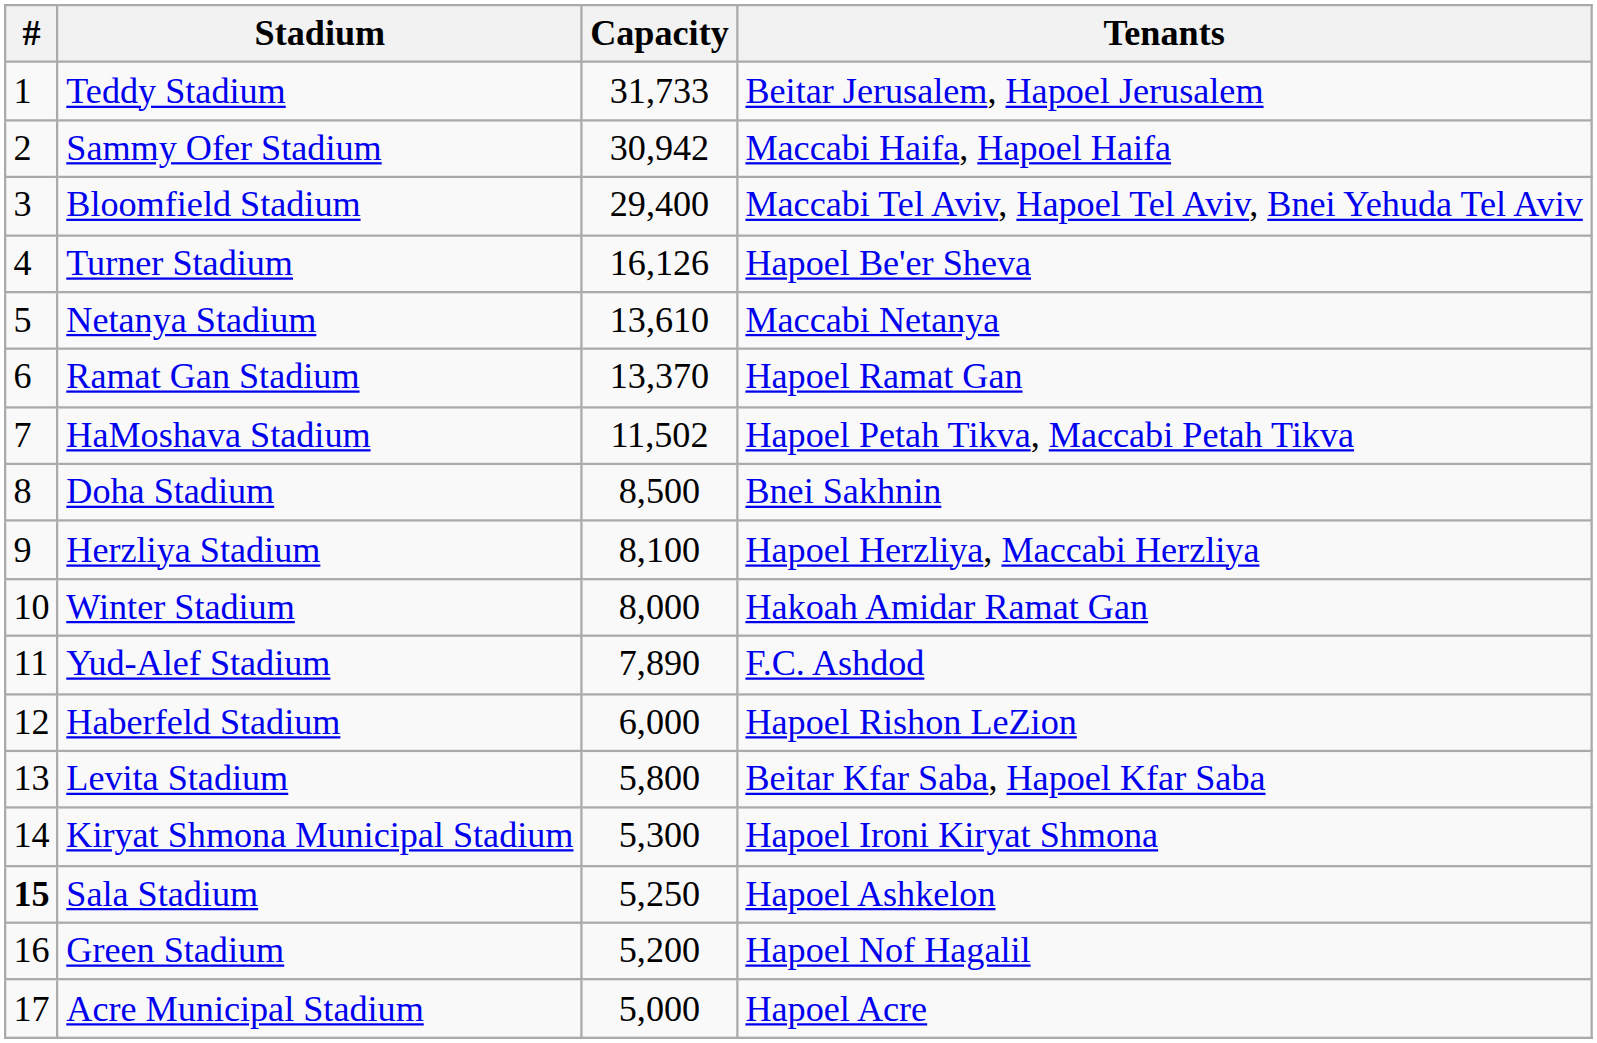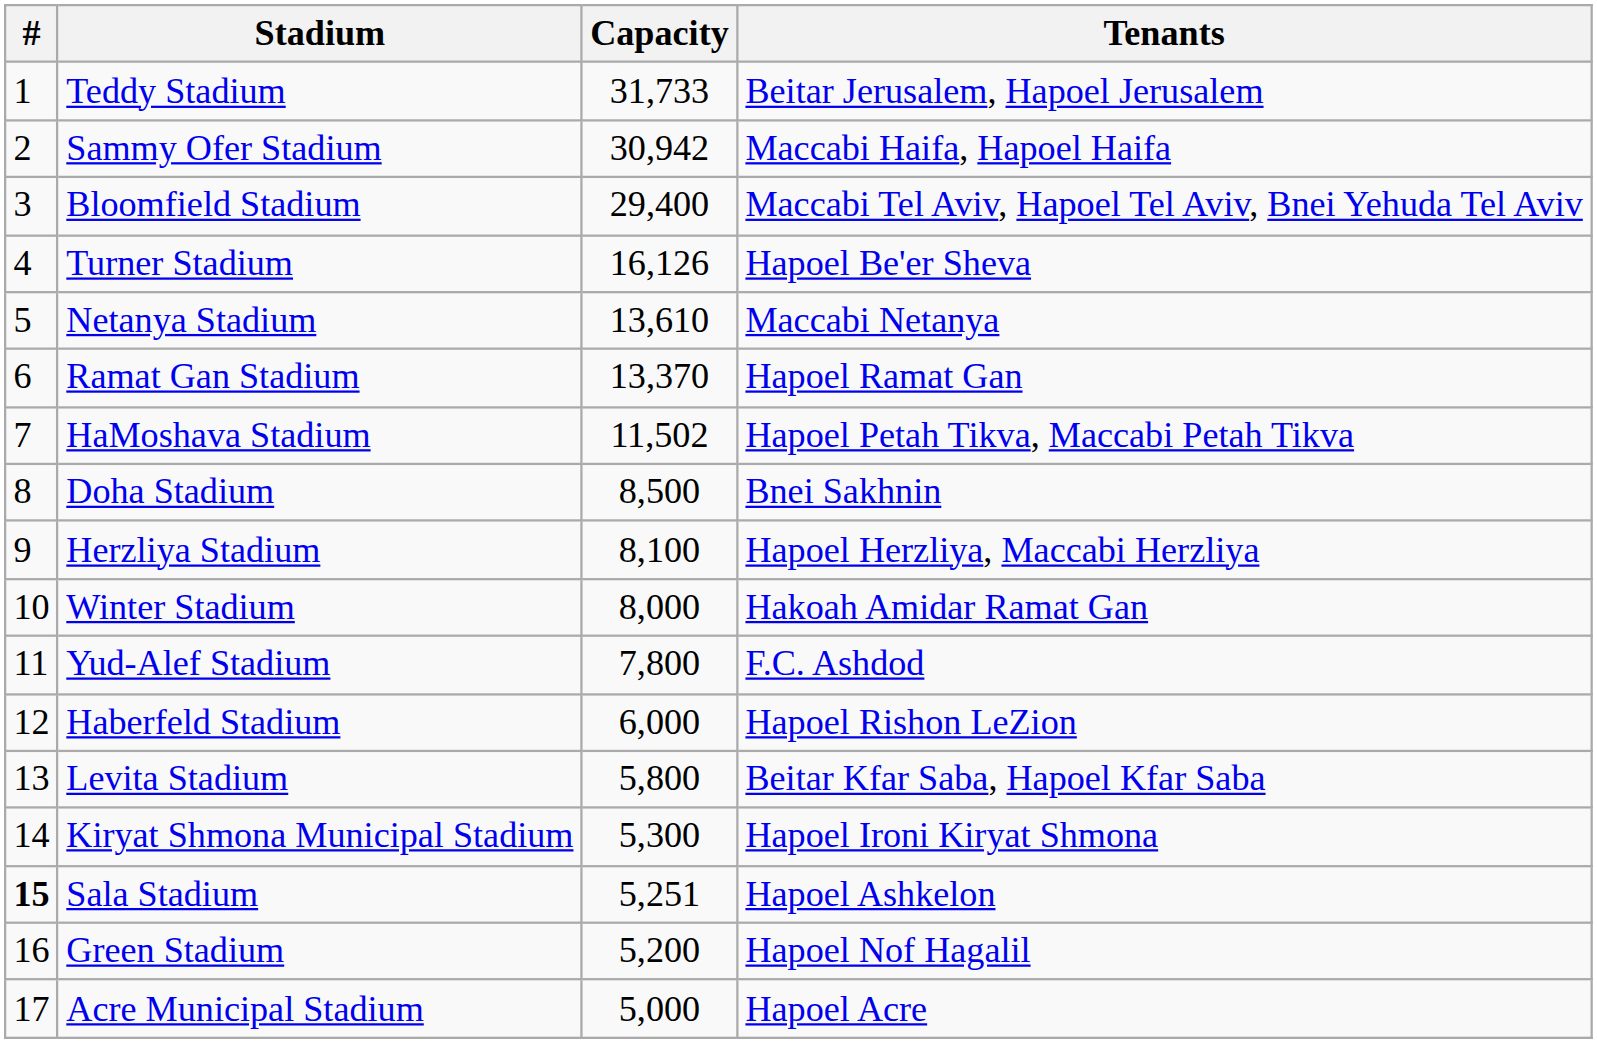(659, 663) 7,890 -> (659, 663) 7,800
(659, 893) 5,250 -> (659, 893) 5,251
